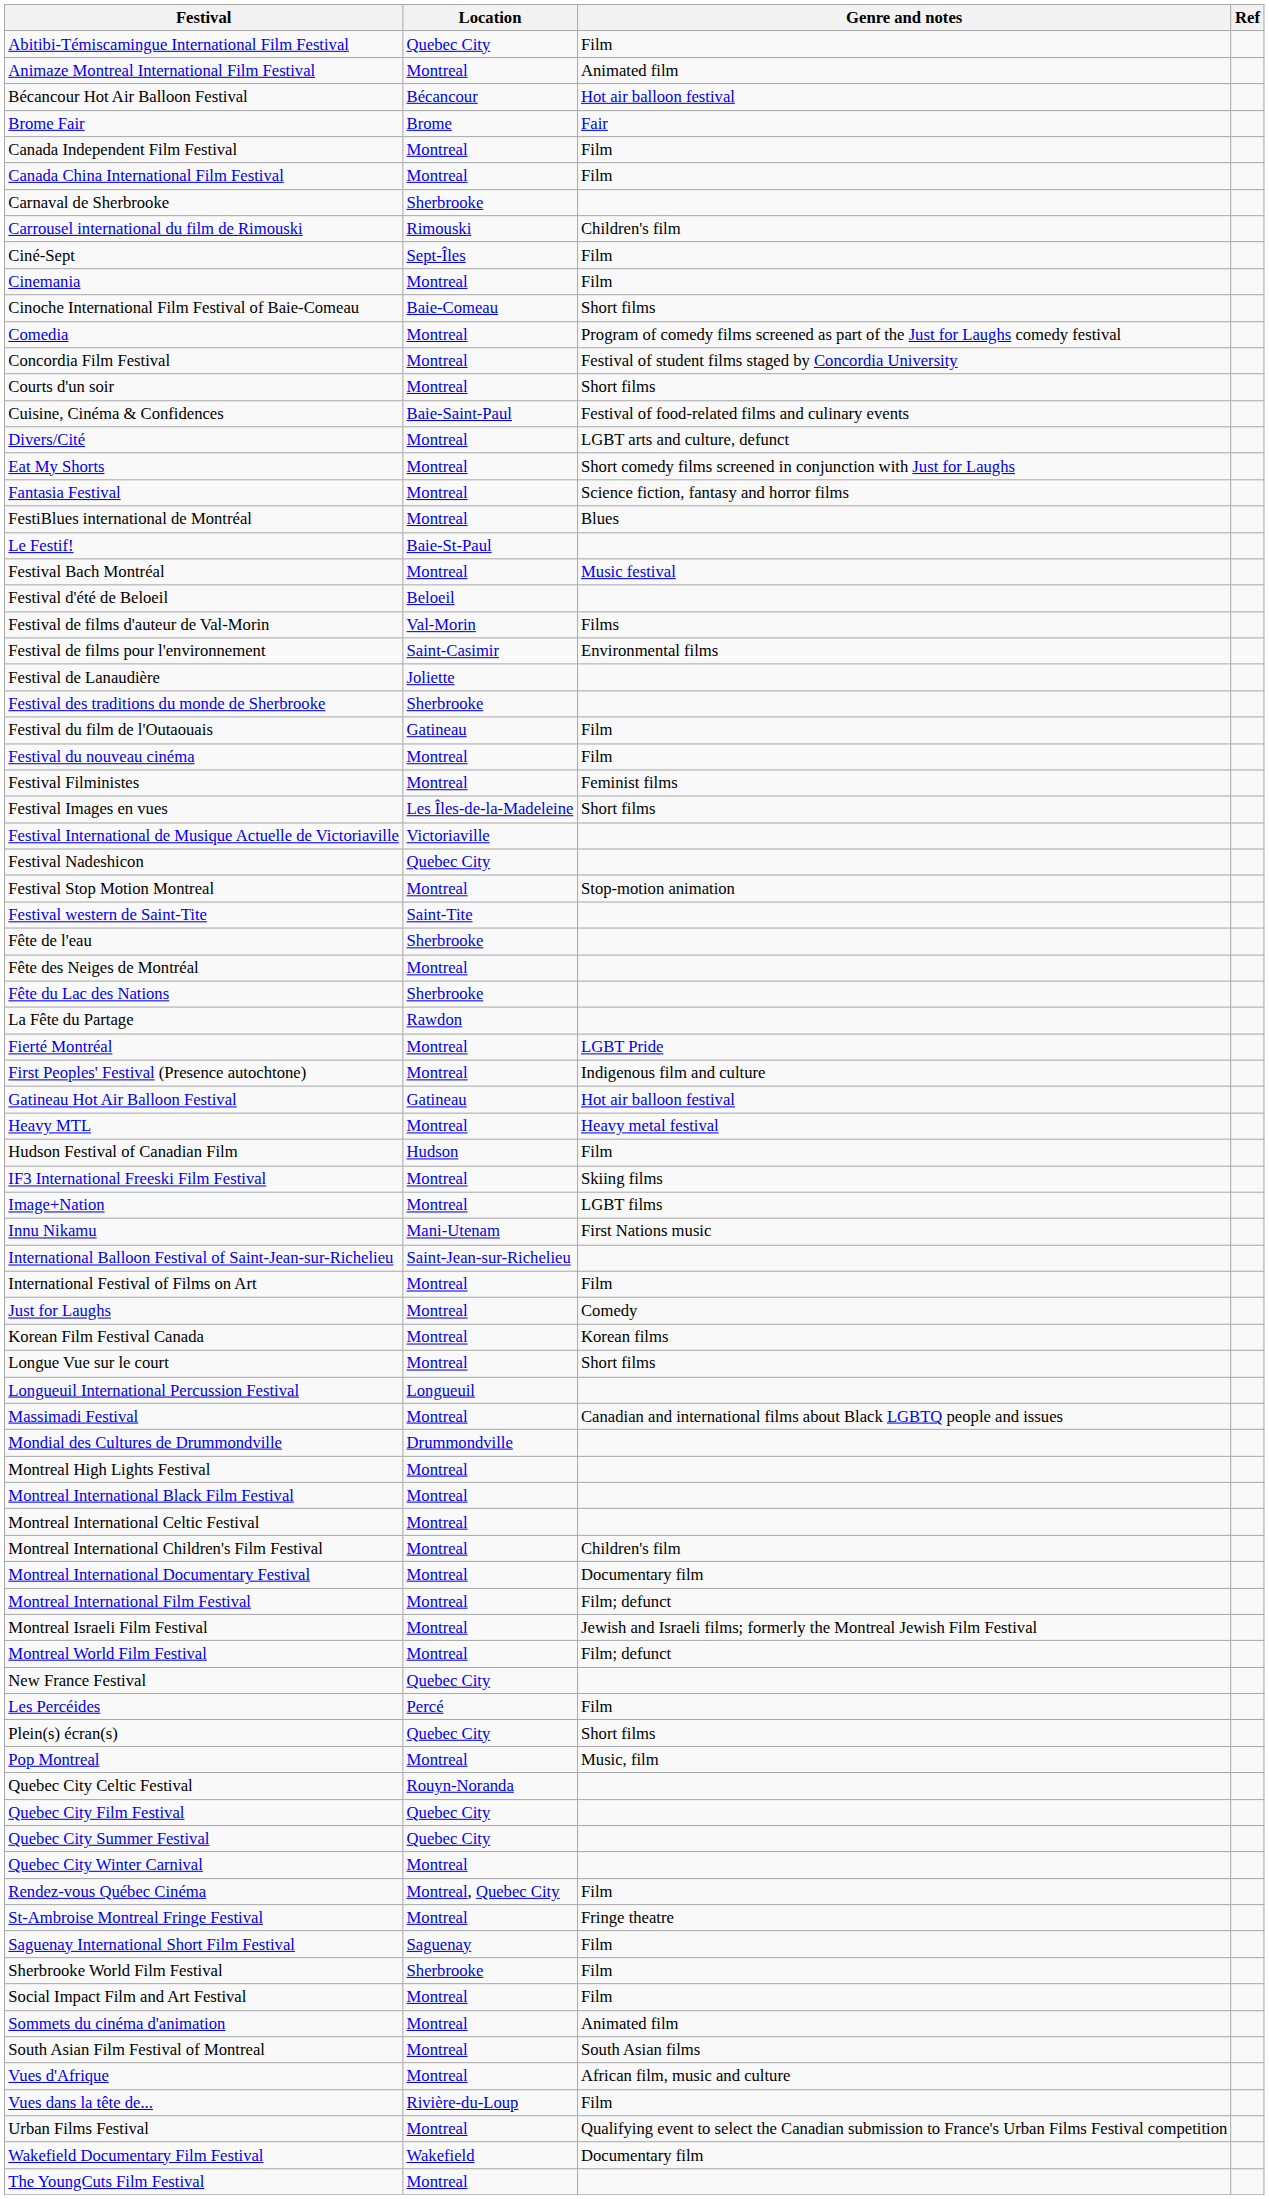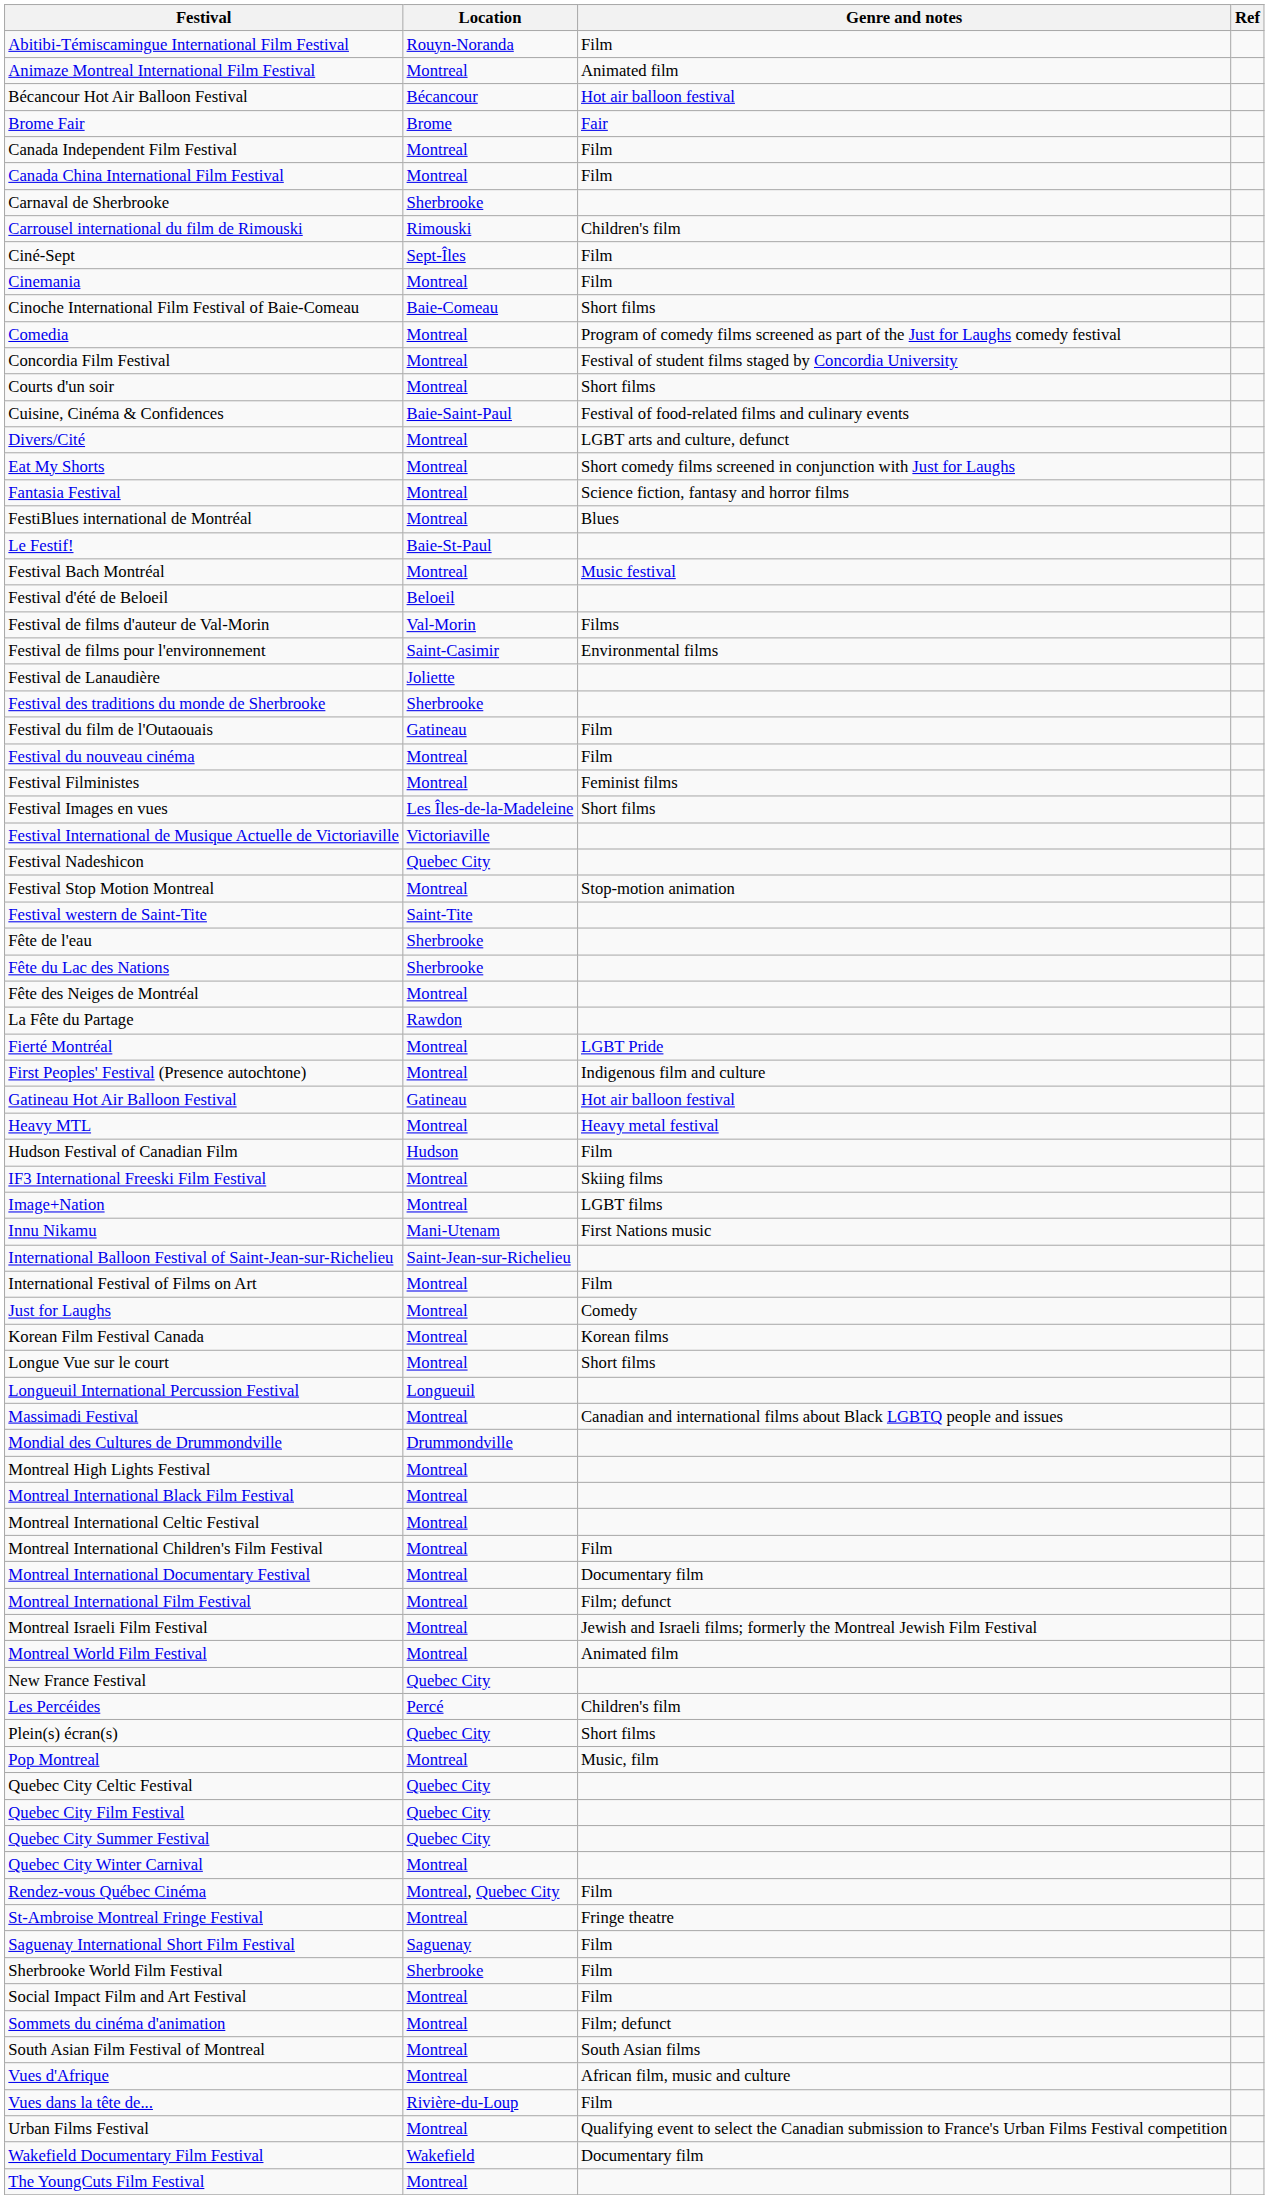(448, 44) Quebec City -> (460, 44) Rouyn-Noranda
rows swapped: (104, 967) <-> (89, 994)
(631, 1548) Children's film -> (597, 1548) Film
(626, 1653) Film; defunct -> (630, 1653) Animated film
(597, 1706) Film -> (631, 1706) Children's film
(460, 1785) Rouyn-Noranda -> (448, 1785) Quebec City
(630, 2023) Animated film -> (626, 2023) Film; defunct
